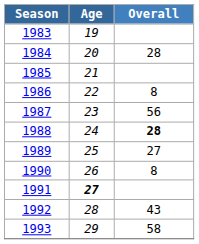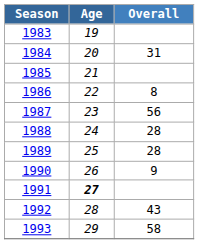(154, 54) 28 -> (154, 54) 31
(154, 132) bold -> (154, 132) normal
(154, 151) 27 -> (154, 151) 28
(154, 171) 8 -> (154, 171) 9
